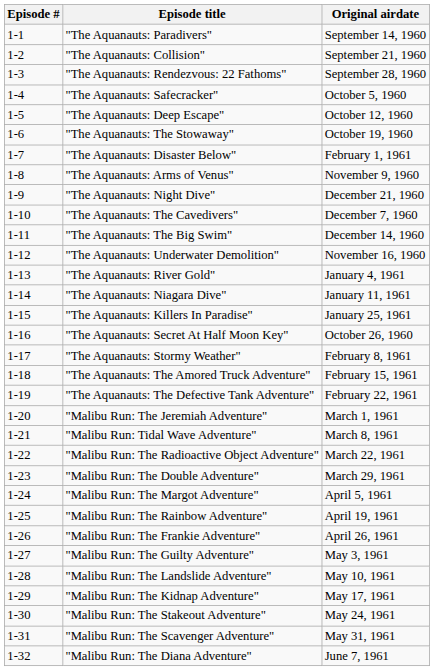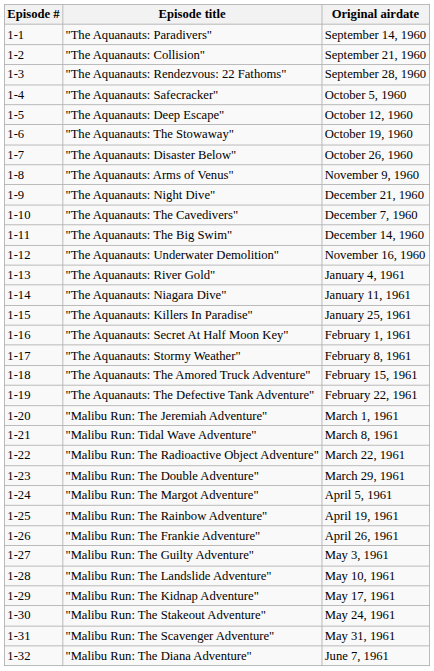(368, 154) February 1, 1961 -> (369, 154) October 26, 1960
(369, 335) October 26, 1960 -> (368, 335) February 1, 1961
